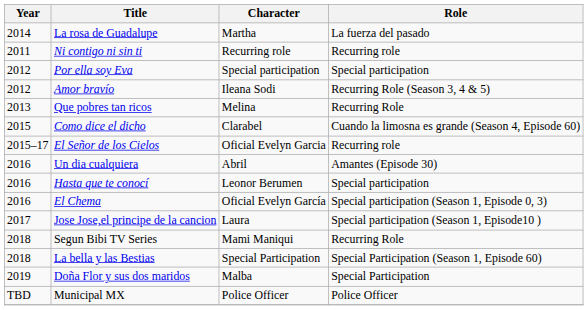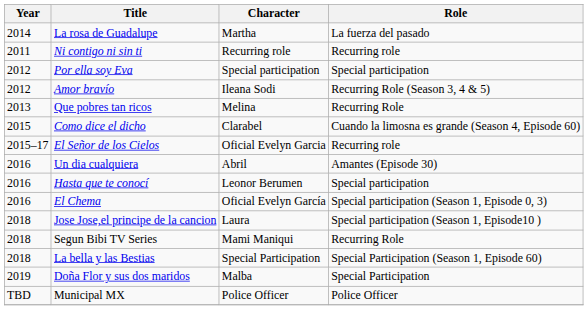(19, 220) 2017 -> (19, 220) 2018
